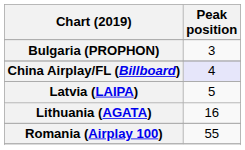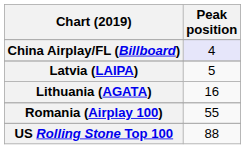- row: (94, 50)
+ row: (94, 133)
